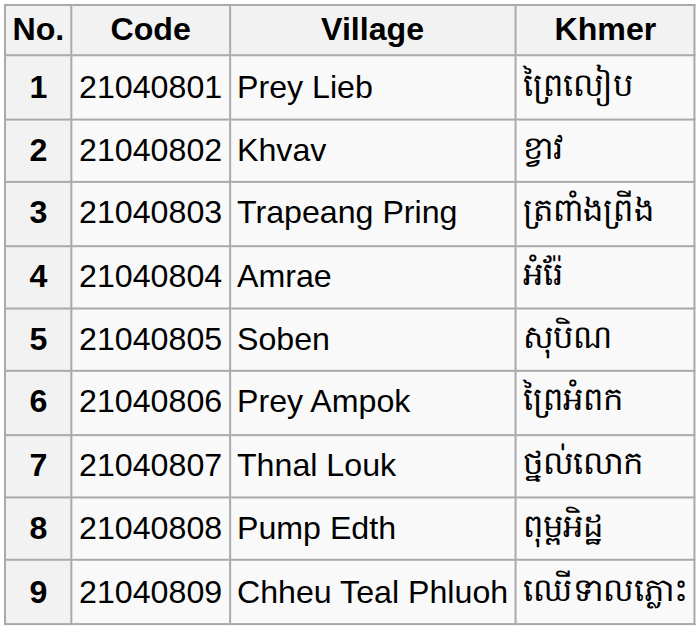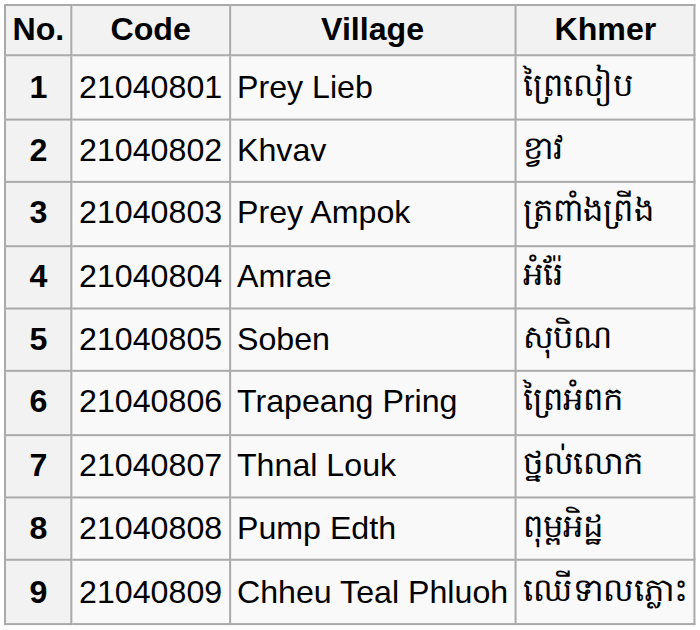(347, 213) Trapeang Pring -> (324, 213) Prey Ampok
(324, 402) Prey Ampok -> (347, 402) Trapeang Pring
